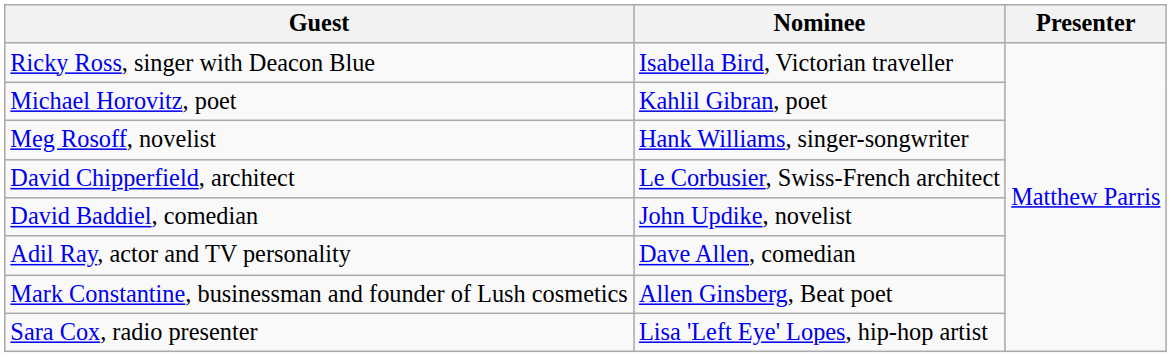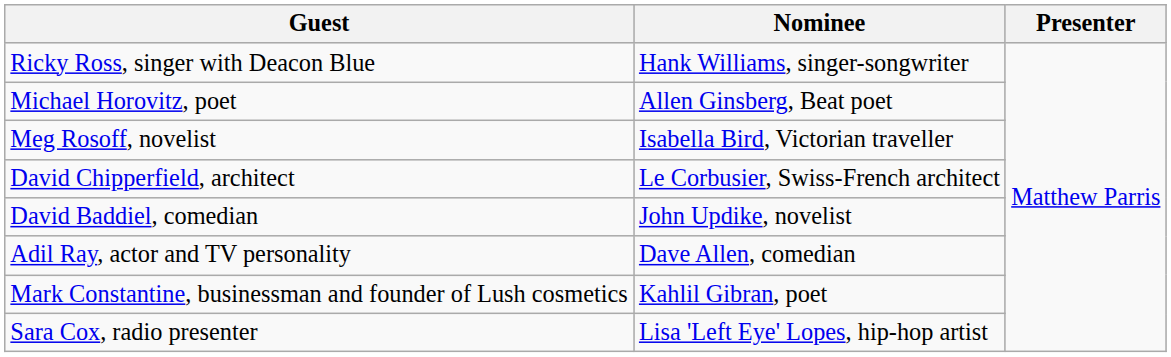(796, 62) Isabella Bird, Victorian traveller -> (804, 62) Hank Williams, singer-songwriter
(733, 100) Kahlil Gibran, poet -> (766, 100) Allen Ginsberg, Beat poet
(804, 139) Hank Williams, singer-songwriter -> (796, 139) Isabella Bird, Victorian traveller
(766, 293) Allen Ginsberg, Beat poet -> (733, 293) Kahlil Gibran, poet
